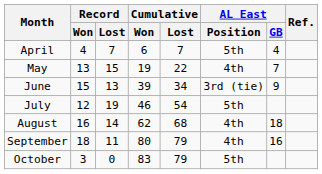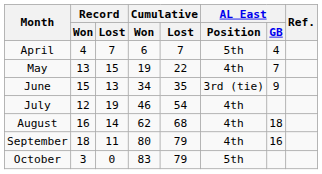(144, 86) 39 -> (144, 86) 34
(180, 86) 34 -> (180, 86) 35
(234, 105) 5th -> (234, 105) 4th
